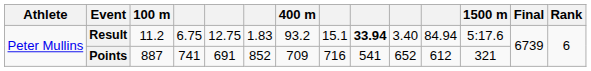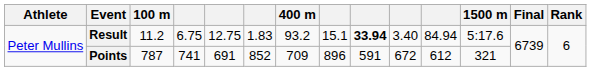(152, 57) 887 -> (152, 57) 787
(335, 57) 716 -> (335, 57) 896
(370, 57) 541 -> (370, 57) 591
(405, 57) 652 -> (405, 57) 672
